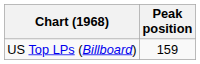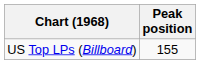(167, 49) 159 -> (167, 49) 155
